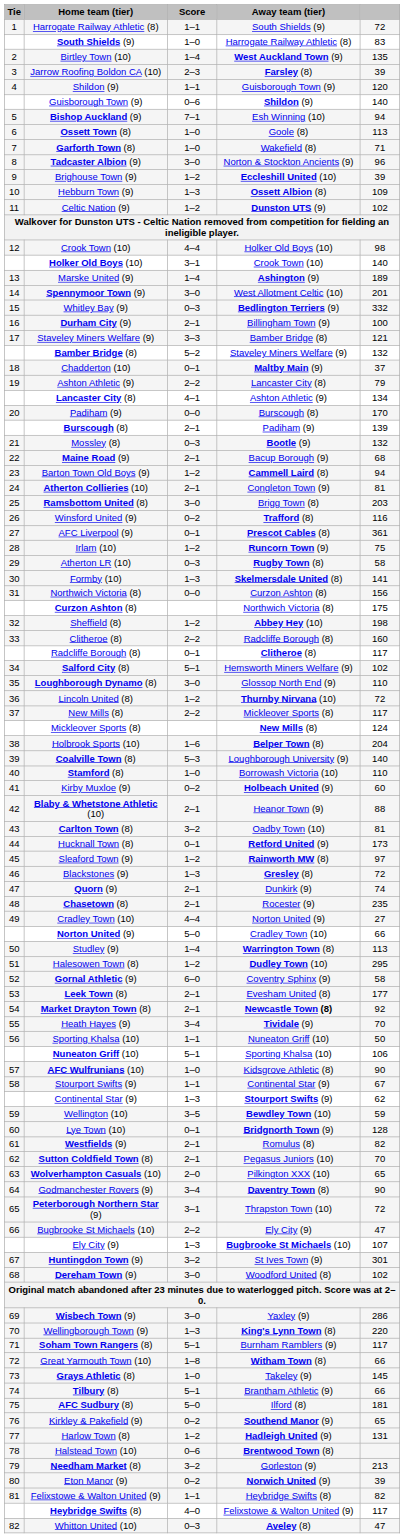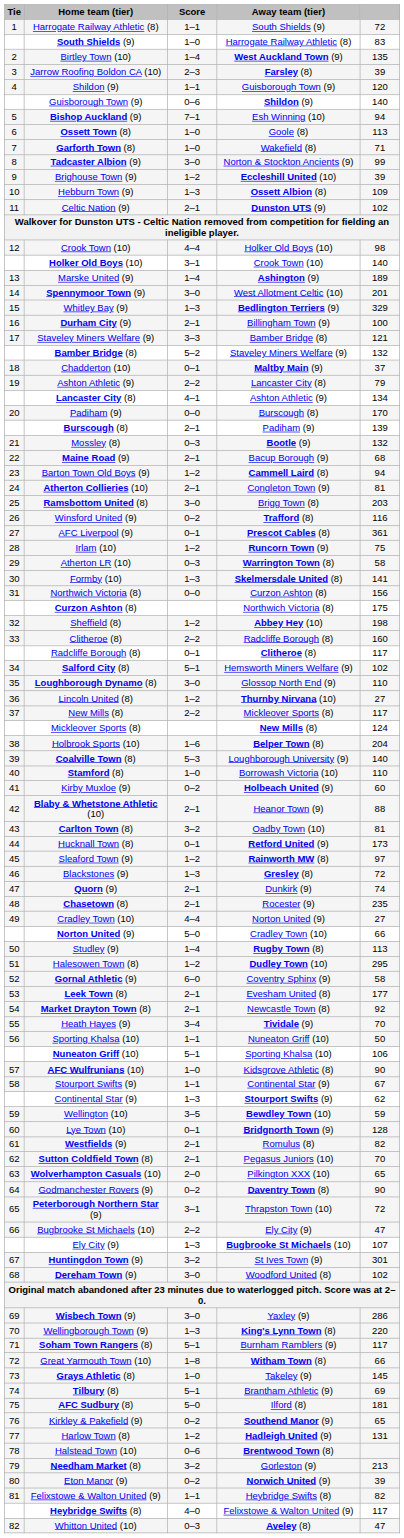(380, 162) 96 -> (380, 162) 99
(192, 207) 1–2 -> (192, 207) 2–1
(192, 308) 0–3 -> (192, 308) 1–3
(380, 308) 332 -> (380, 308) 329
(288, 563) Rugby Town (8) -> (288, 563) Warrington Town (8)
(380, 698) 72 -> (380, 698) 27
(288, 949) Warrington Town (8) -> (288, 949) Rugby Town (8)
(288, 1009) bold -> (288, 1009) normal
(192, 1190) 3–4 -> (192, 1190) 0–2
(380, 1391) 66 -> (380, 1391) 69
